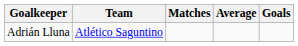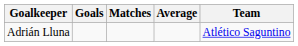columns swapped: (276, 13) <-> (119, 13)
